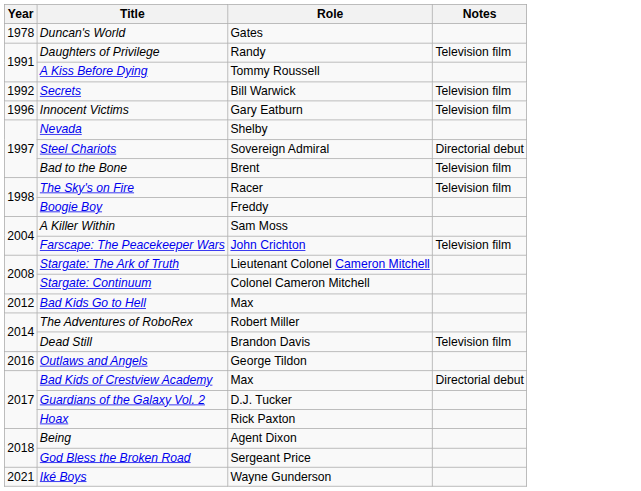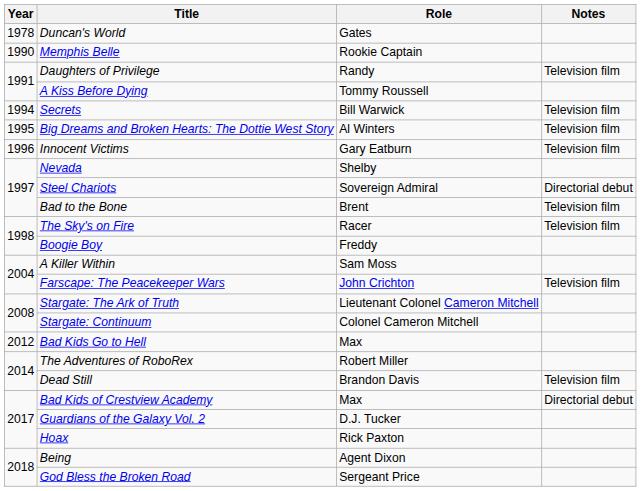+ row: (80, 52)
(21, 91) 1992 -> (21, 110) 1994
+ row: (187, 129)
- row: (94, 361)
- row: (63, 476)
